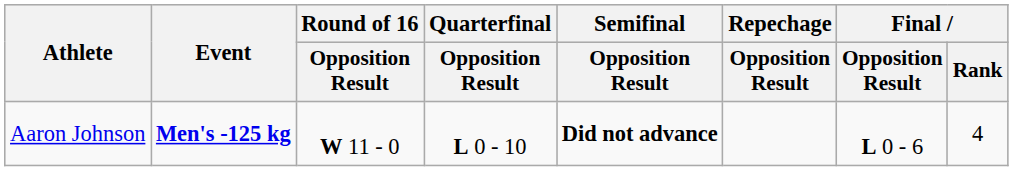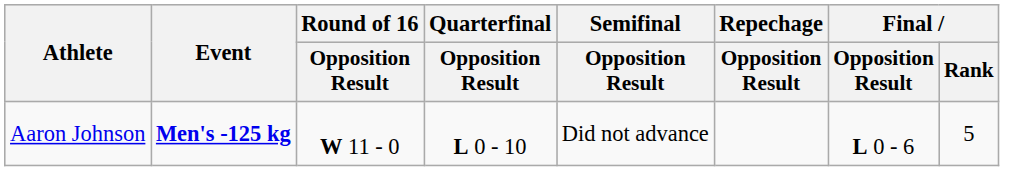(640, 133) bold -> (635, 133) normal
(978, 133) 4 -> (969, 133) 5
